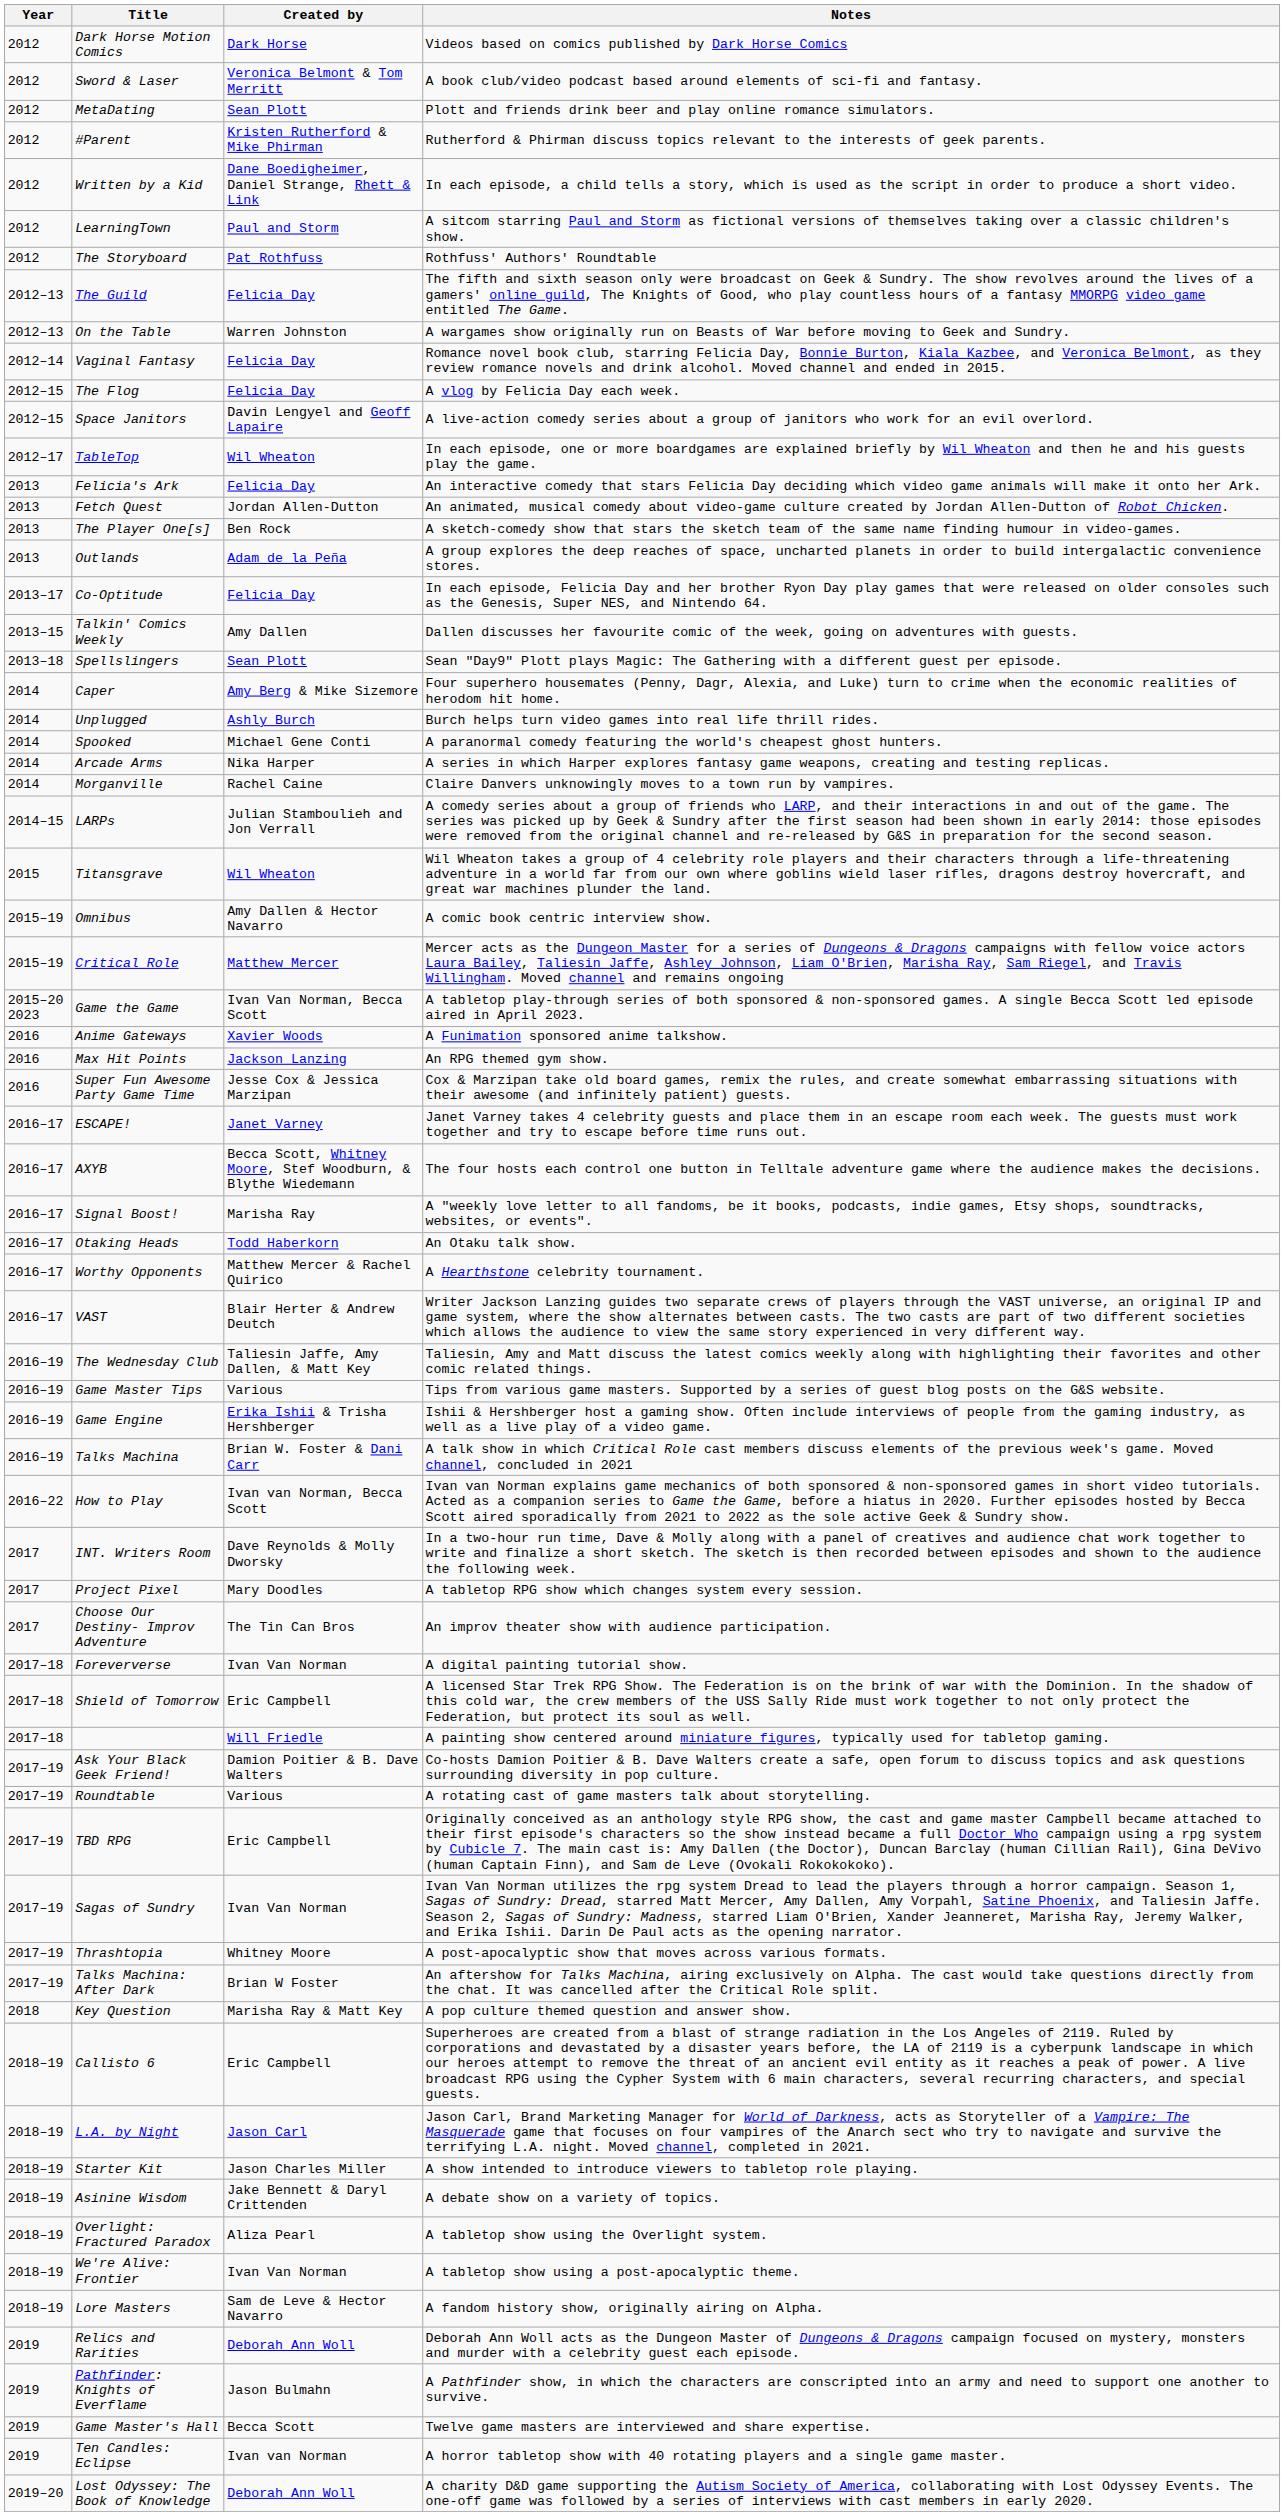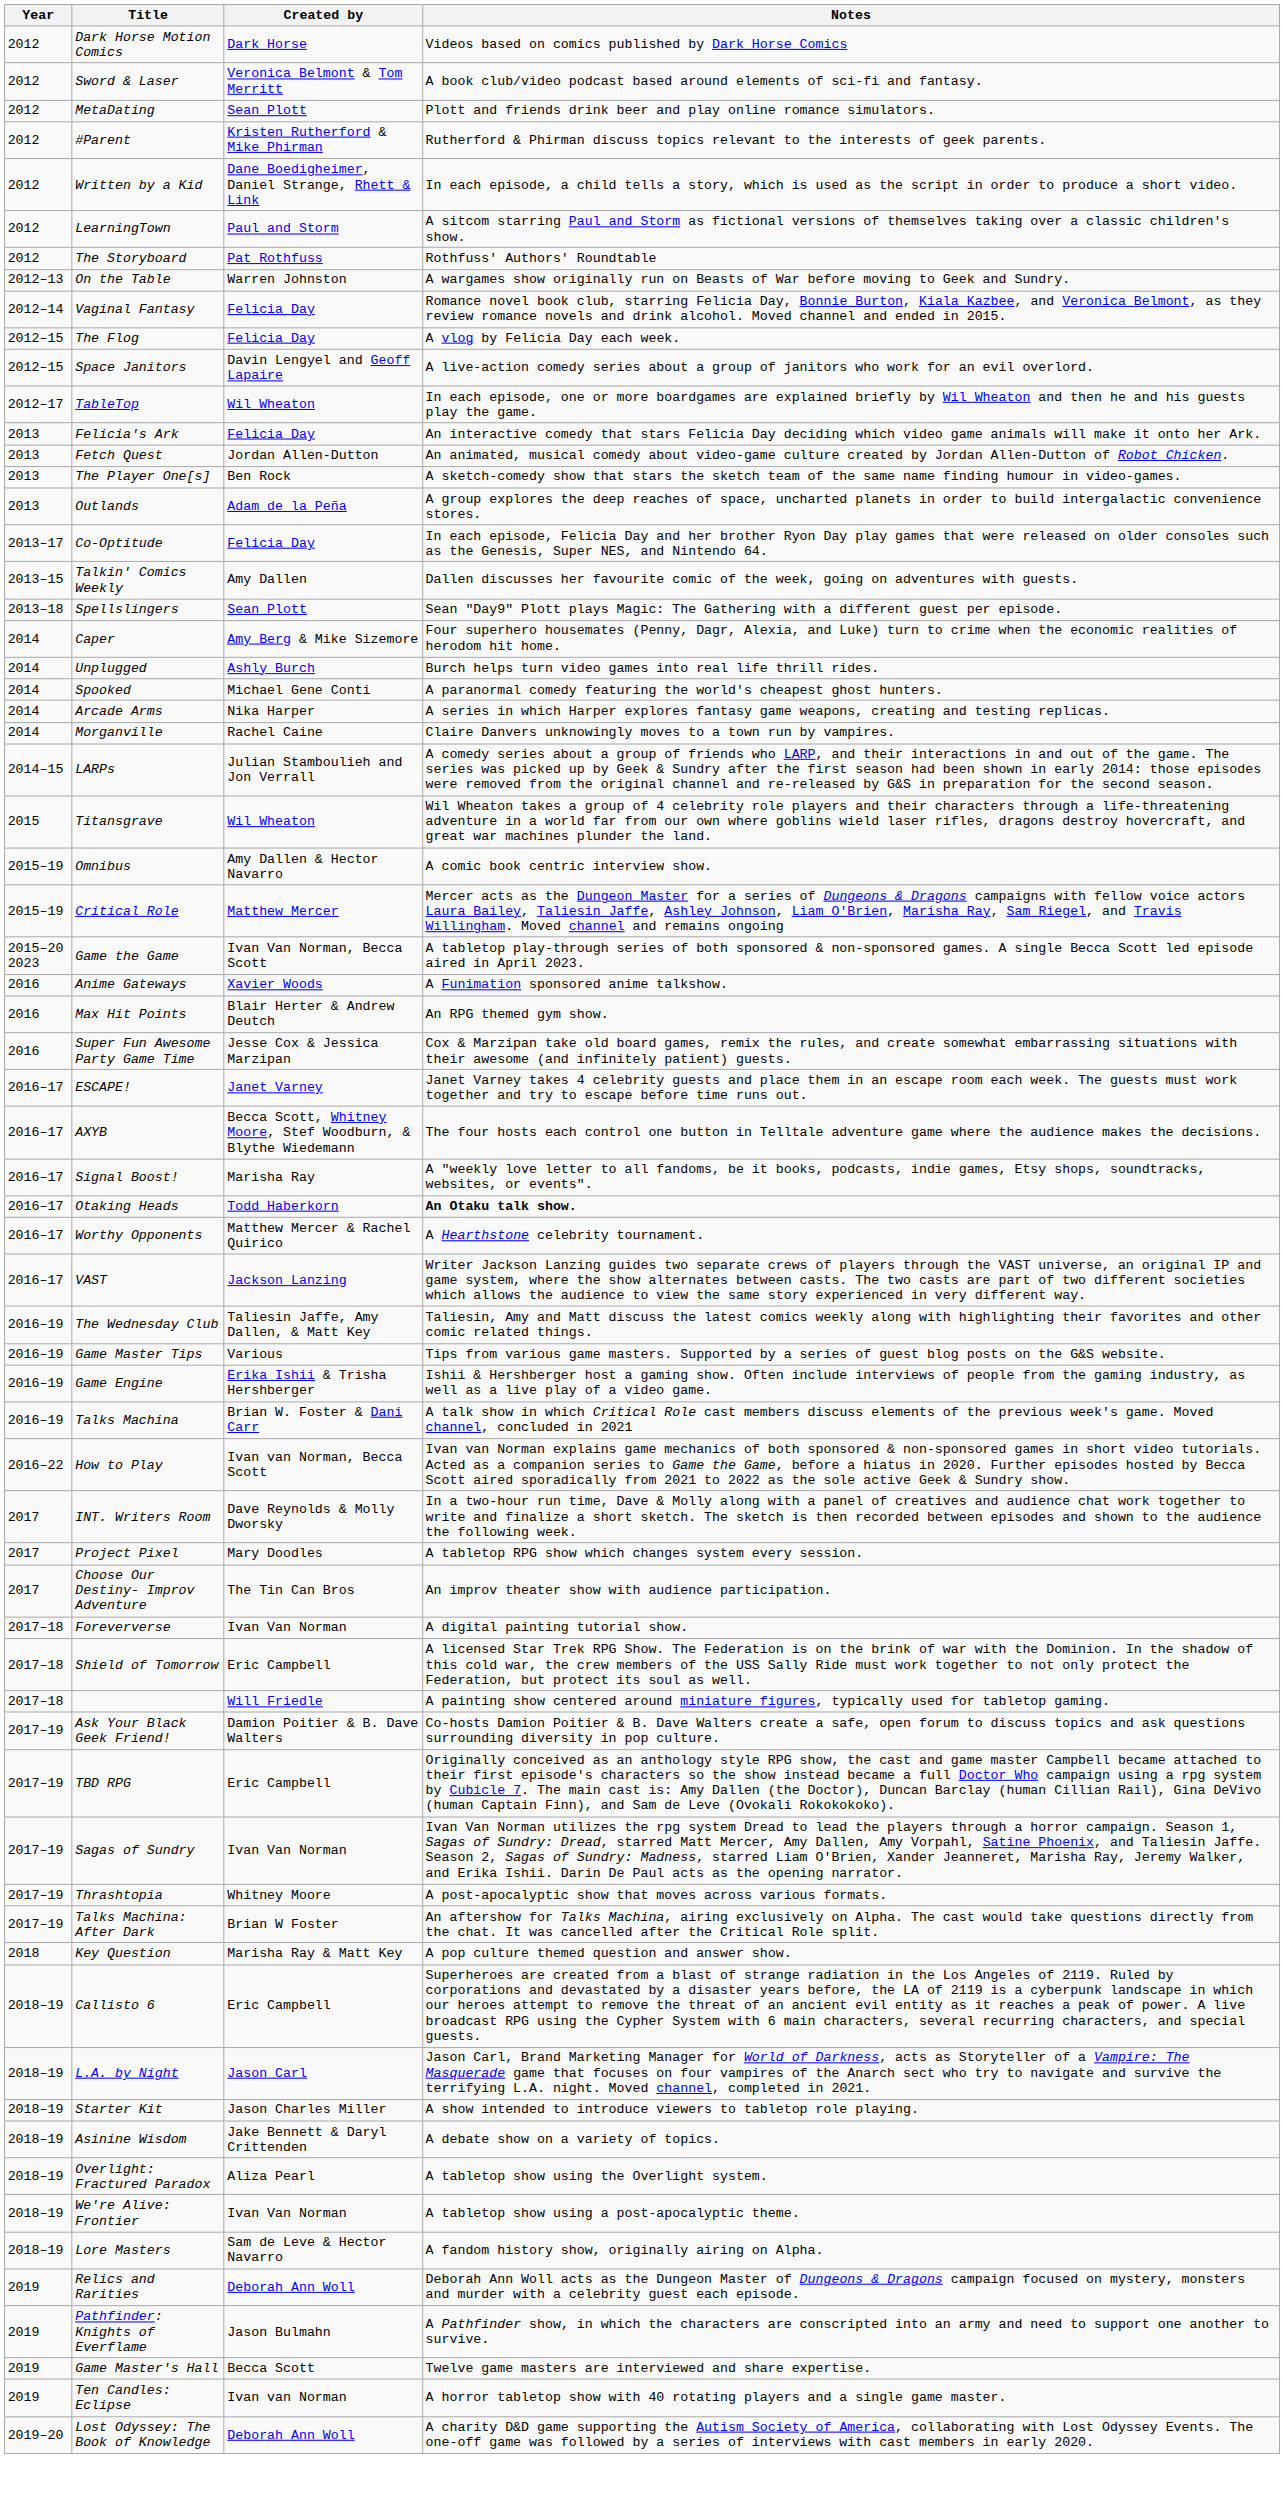- row: (111, 295)
(287, 1059) Jackson Lanzing -> (311, 1014) Blair Herter & Andrew Deutch
(501, 1243) normal -> (501, 1206) bold
(311, 1317) Blair Herter & Andrew Deutch -> (287, 1280) Jackson Lanzing
- row: (115, 1797)
